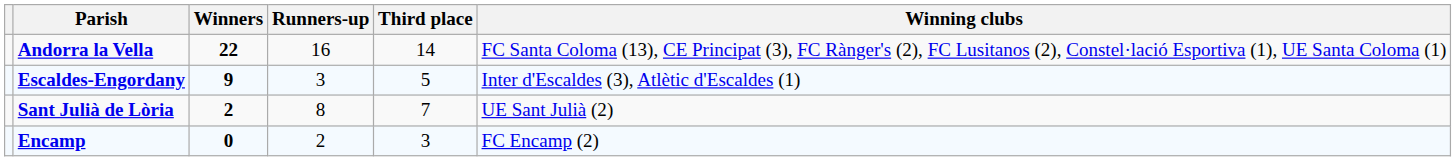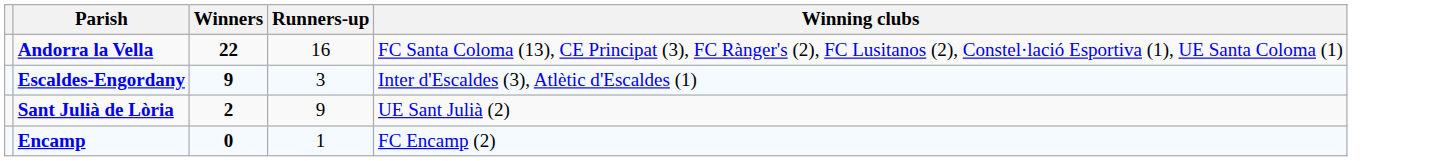- column: (425, 19)
(321, 110) 8 -> (321, 110) 9
(321, 140) 2 -> (321, 140) 1
